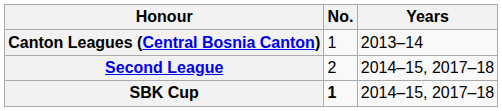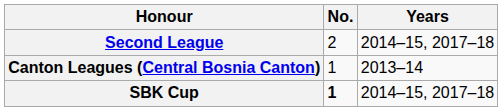rows swapped: (164, 67) <-> (164, 42)
